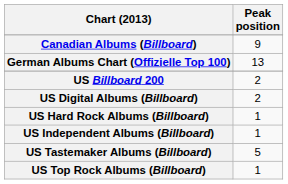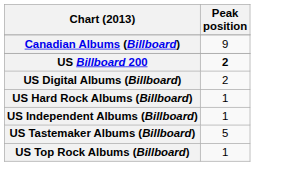- row: (119, 62)
(258, 80) normal -> (225, 62) bold
